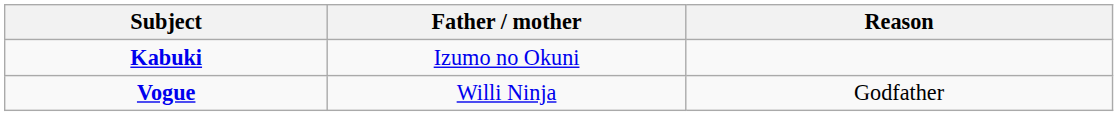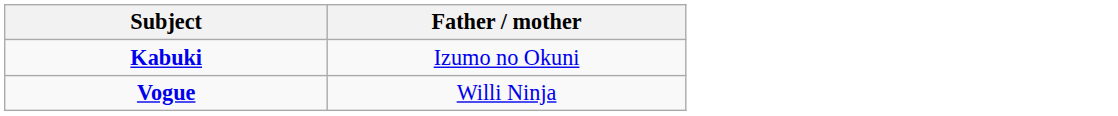- column: (899, 22)
